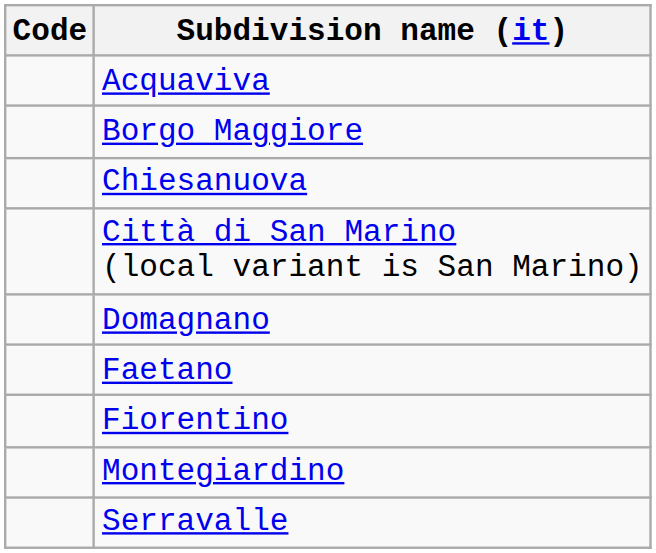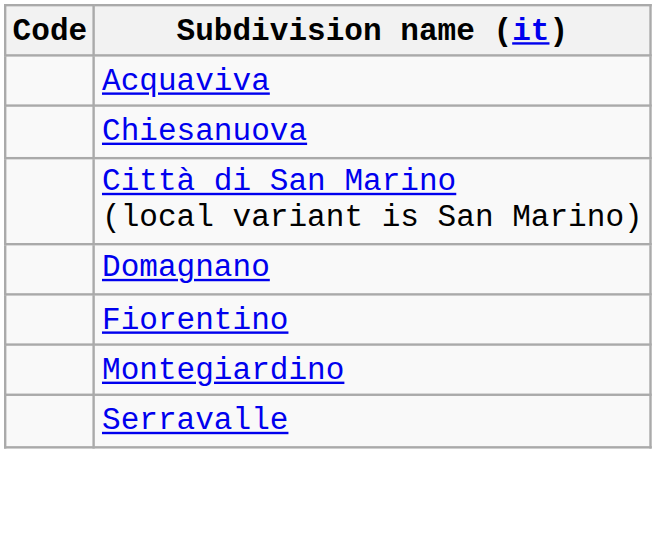- row: (233, 132)
- row: (167, 370)
